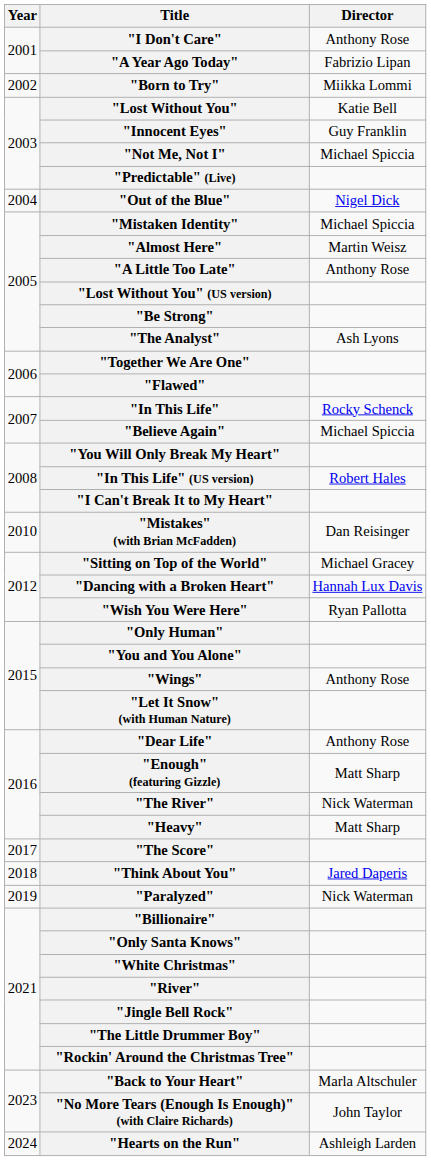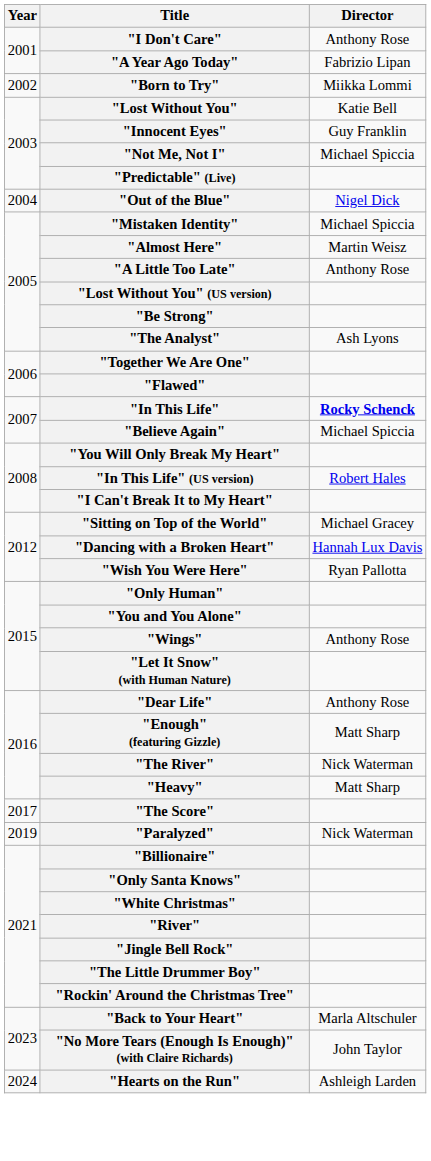(367, 408) normal -> (367, 408) bold
- row: (175, 532)
- row: (175, 873)
